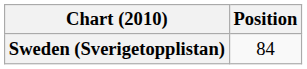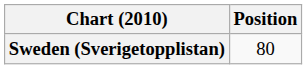(265, 48) 84 -> (265, 48) 80
